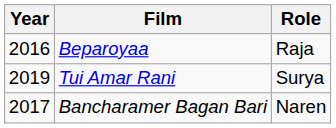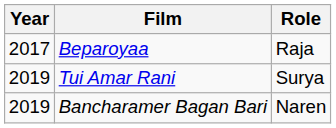(30, 48) 2016 -> (30, 48) 2017
(30, 107) 2017 -> (30, 107) 2019
